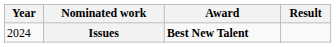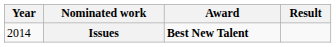(19, 32) 2024 -> (19, 32) 2014
